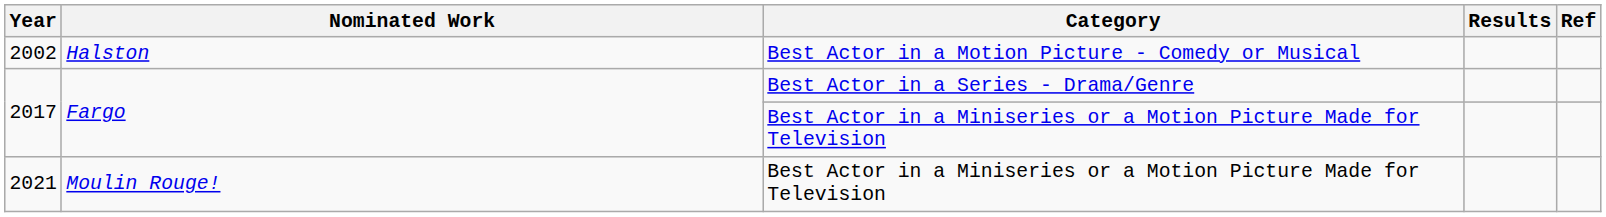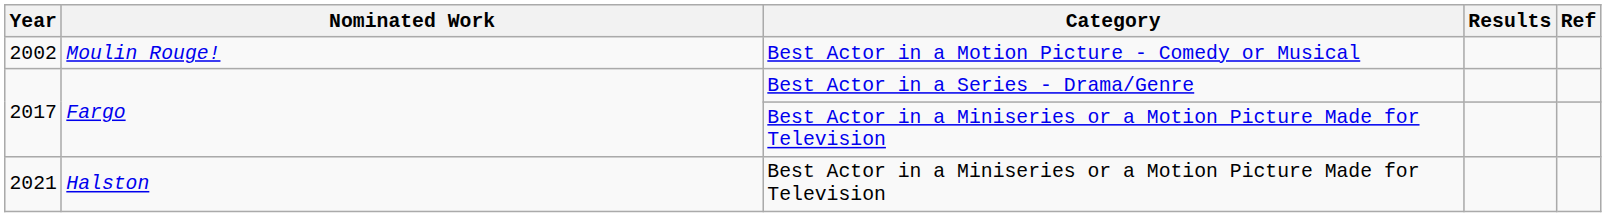(108, 53) Halston -> (143, 53) Moulin Rouge!
(143, 184) Moulin Rouge! -> (108, 184) Halston
